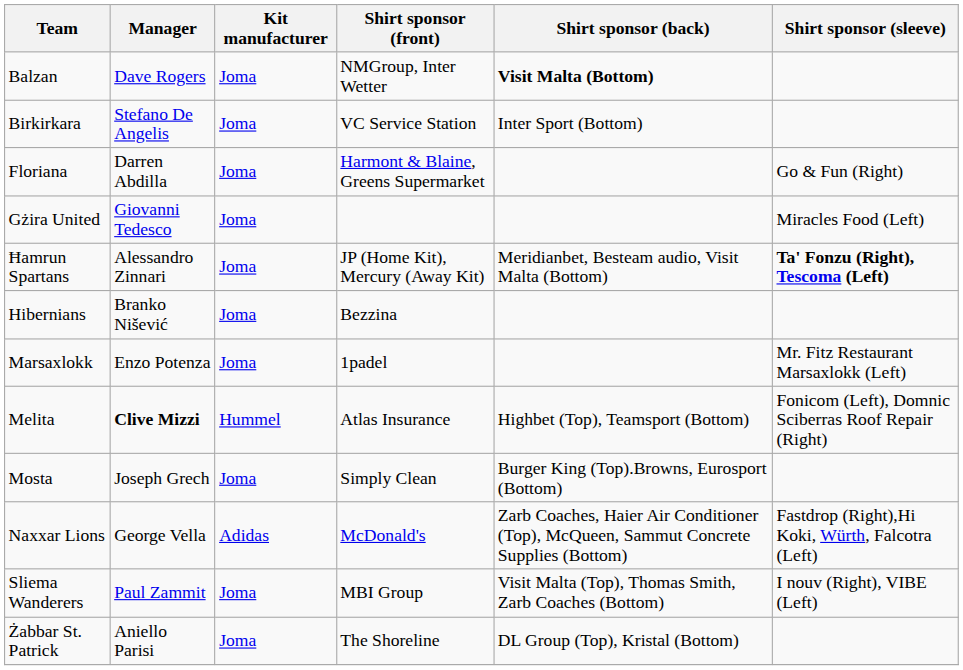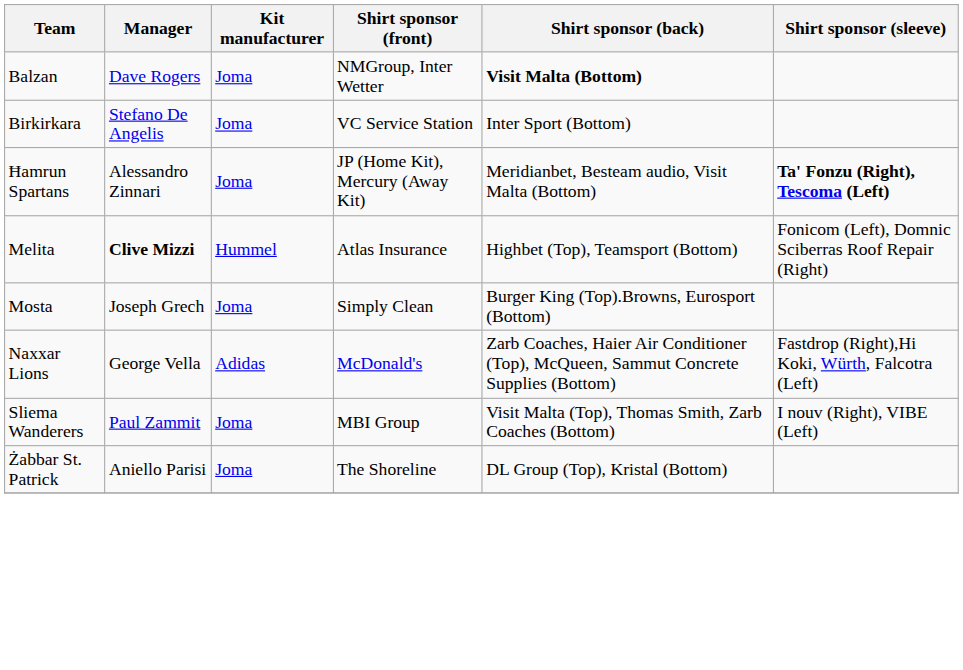- row: (38, 171)
- row: (54, 219)
- row: (47, 314)
- row: (51, 362)
